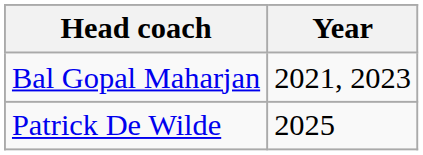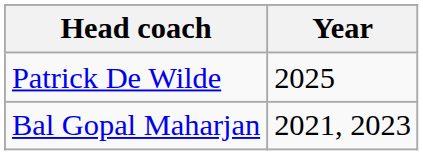rows swapped: (136, 76) <-> (117, 125)
